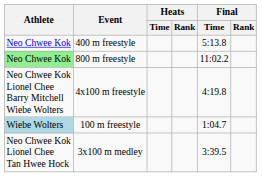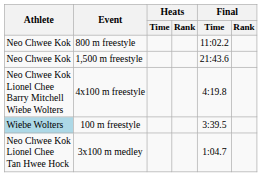- row: (105, 43)
(39, 59) lightgreen background -> (39, 43) no background
+ row: (109, 59)
(214, 125) 1:04.7 -> (214, 125) 3:39.5
(214, 153) 3:39.5 -> (214, 153) 1:04.7
